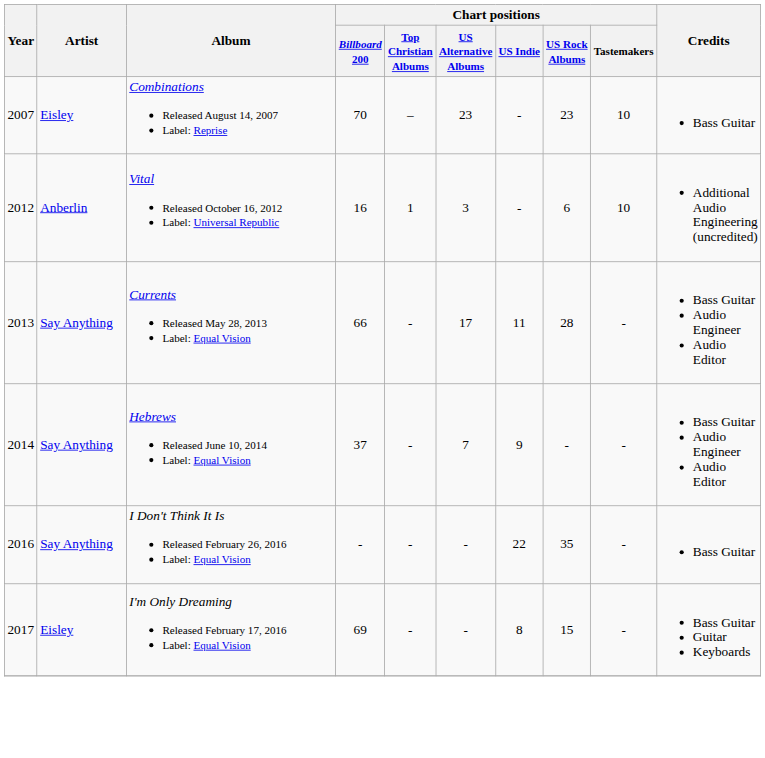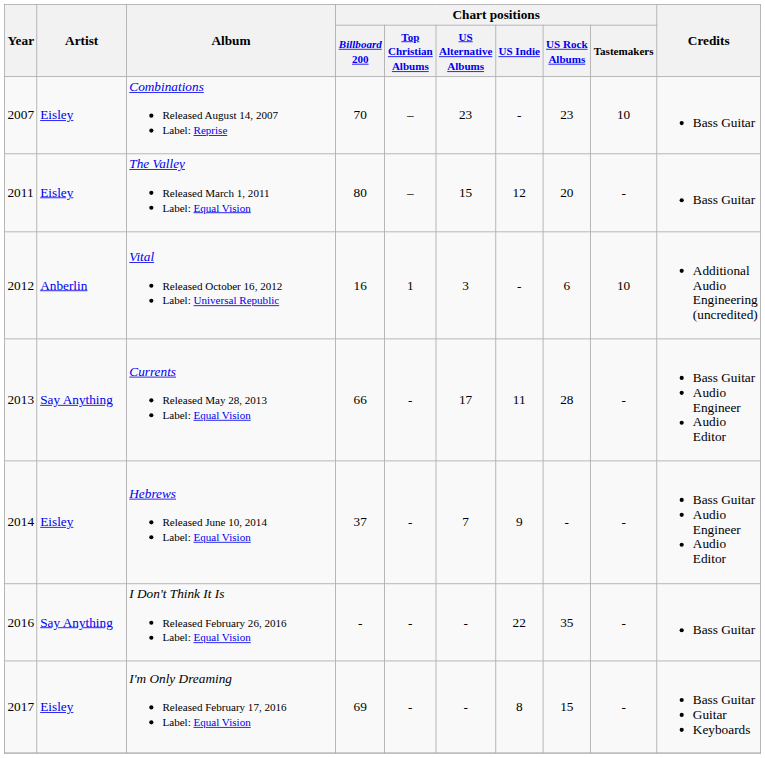+ row: (231, 186)
(76, 444) Say Anything -> (57, 522) Eisley
